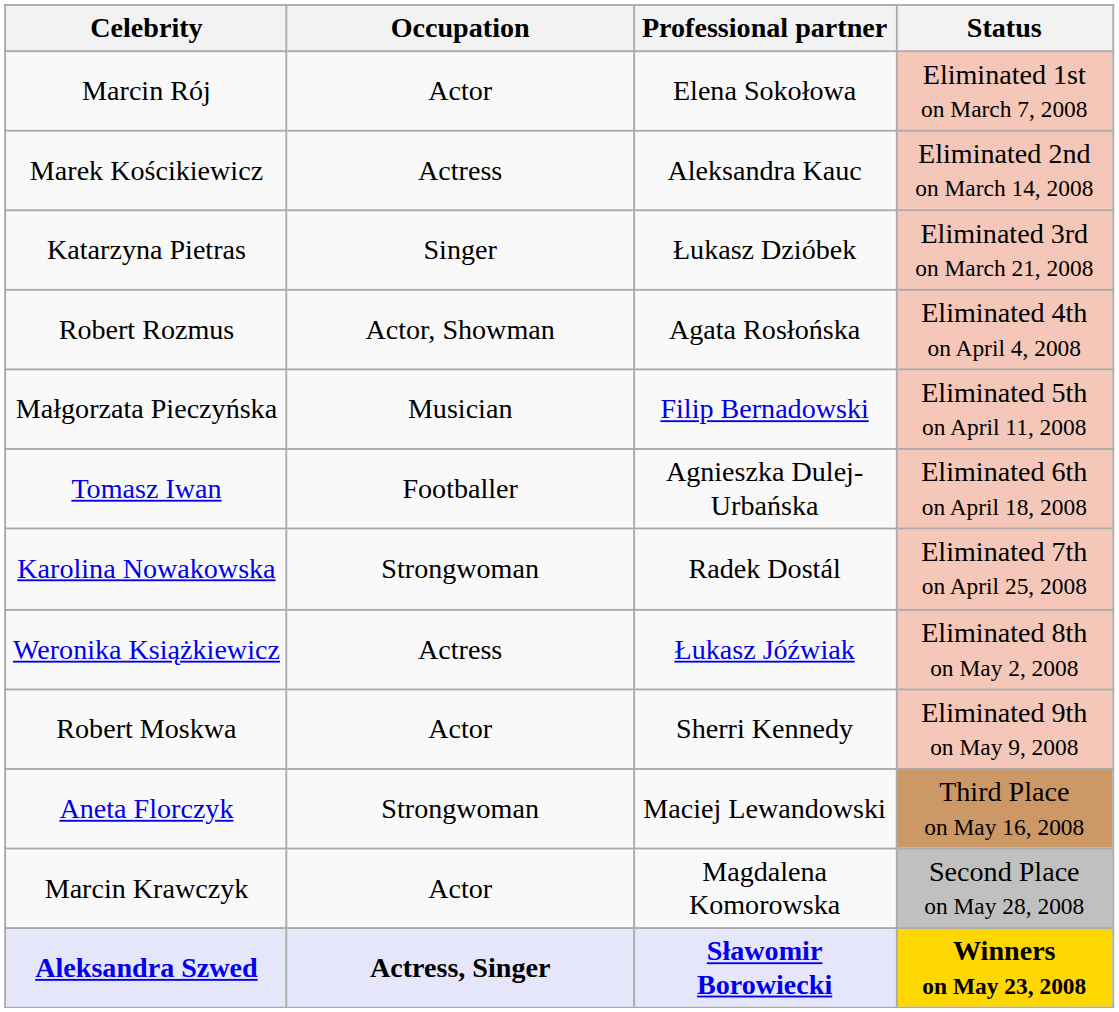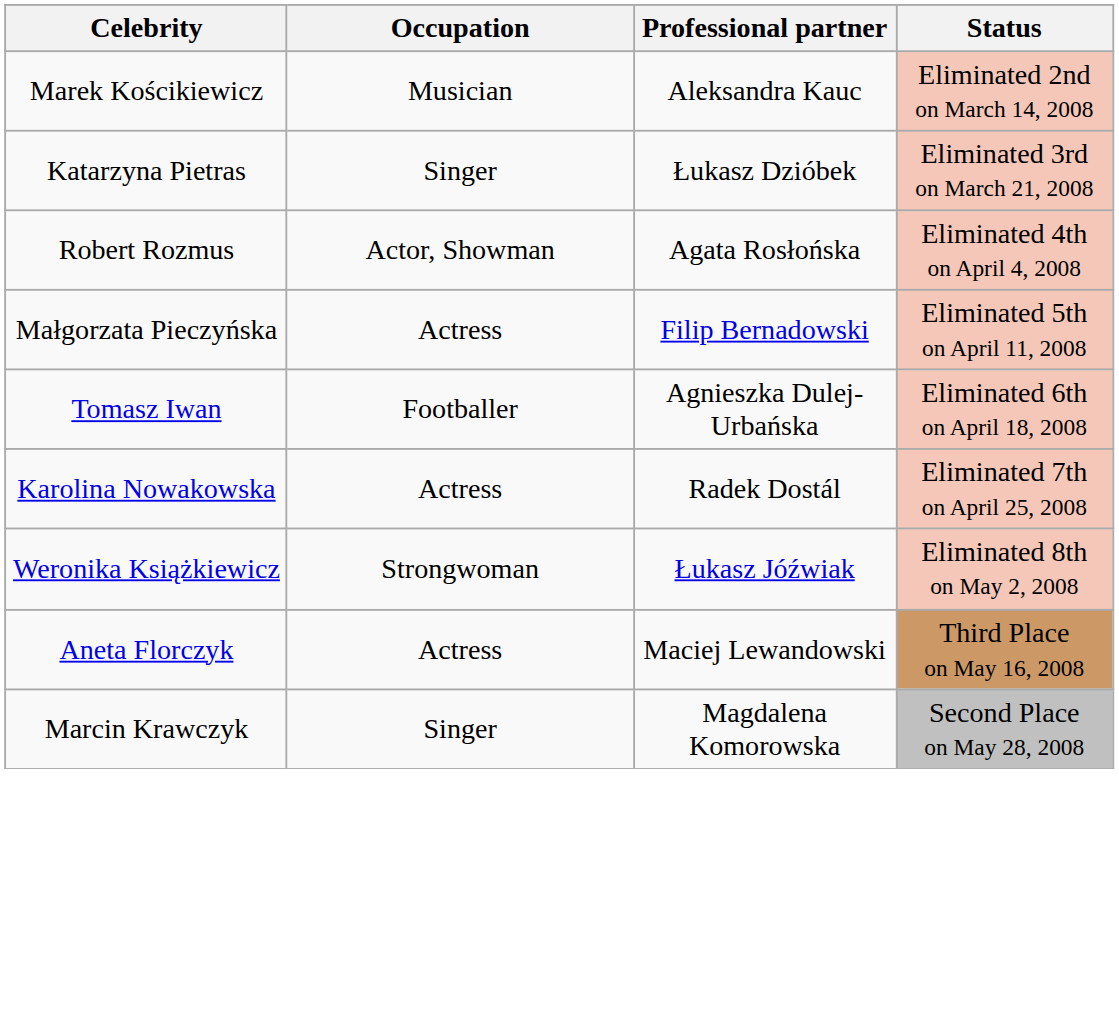- row: (146, 90)
(460, 170) Actress -> (460, 90) Musician
(460, 409) Musician -> (460, 329) Actress
(460, 568) Strongwoman -> (460, 489) Actress
(460, 648) Actress -> (460, 568) Strongwoman
- row: (146, 728)
(460, 807) Strongwoman -> (460, 648) Actress
(460, 887) Actor -> (460, 728) Singer
- row: (146, 967)
